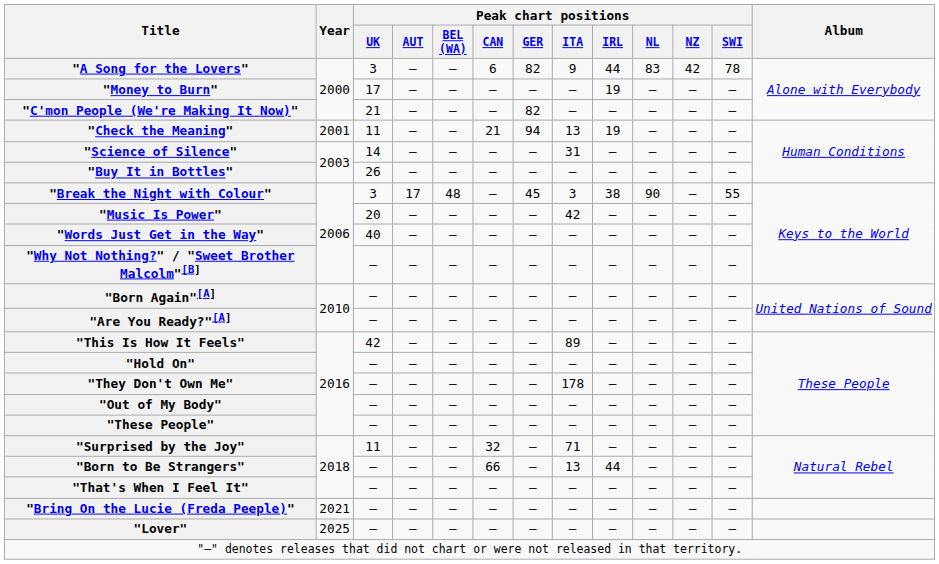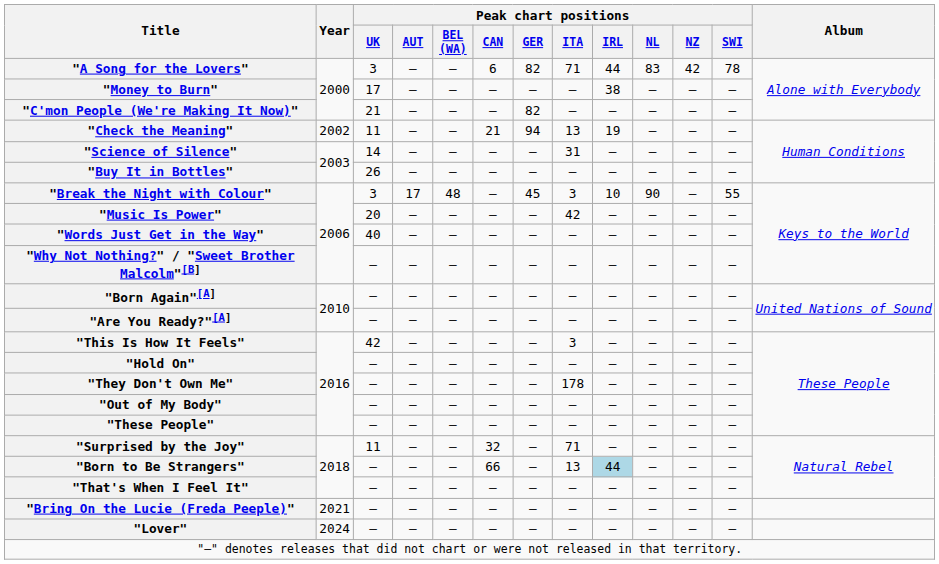(573, 69) 9 -> (573, 69) 71
(613, 89) 19 -> (613, 89) 38
(335, 131) 2001 -> (335, 131) 2002
(613, 193) 38 -> (613, 193) 10
(573, 342) 89 -> (573, 342) 3
(613, 467) no background -> (613, 467) lightblue background
(335, 529) 2025 -> (335, 529) 2024
